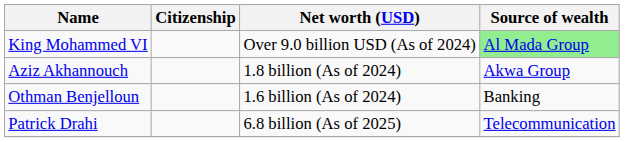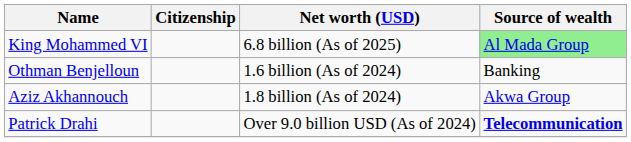(360, 44) Over 9.0 billion USD (As of 2024) -> (322, 44) 6.8 billion (As of 2025)
rows swapped: (68, 70) <-> (74, 96)
(322, 123) 6.8 billion (As of 2025) -> (360, 123) Over 9.0 billion USD (As of 2024)
(550, 123) normal -> (553, 123) bold
